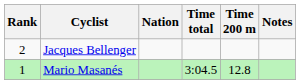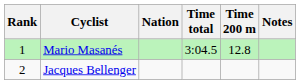rows swapped: (83, 69) <-> (90, 49)
